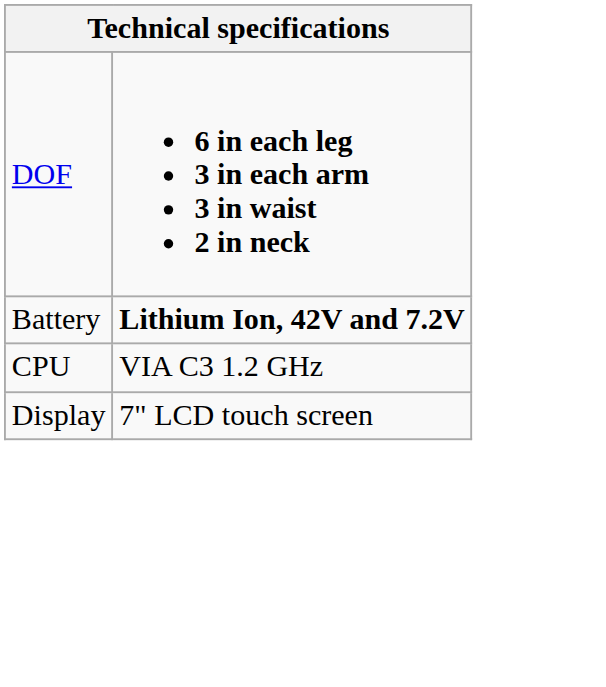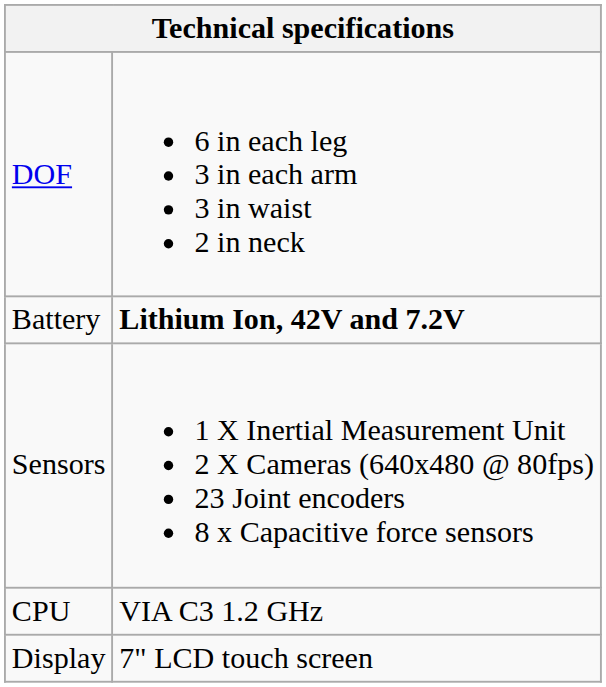(292, 191) bold -> (357, 191) normal
+ row: (59, 464)
